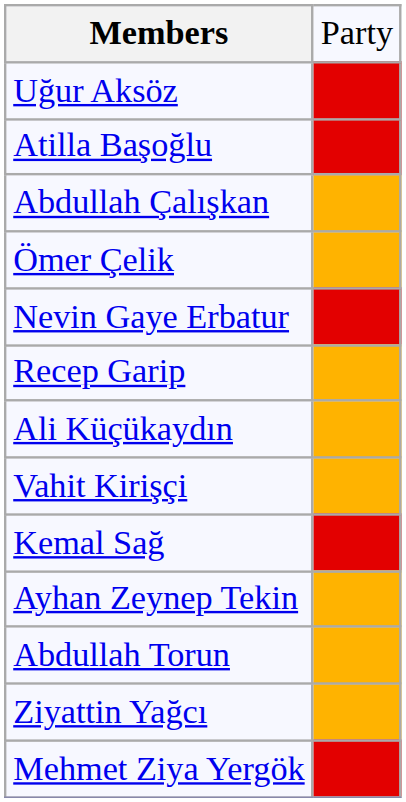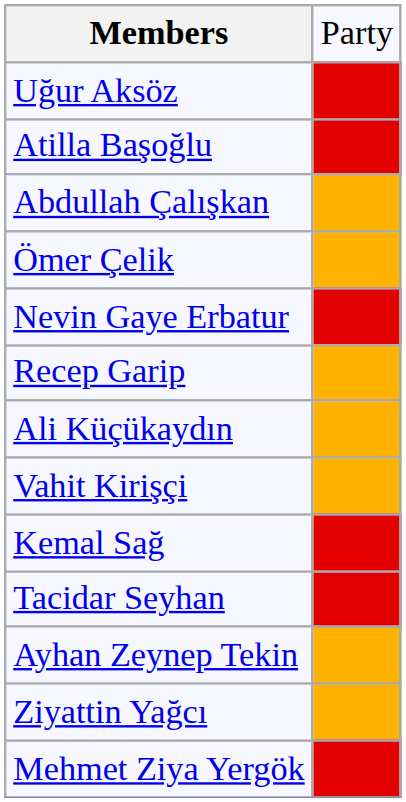+ row: (119, 598)
- row: (122, 654)
